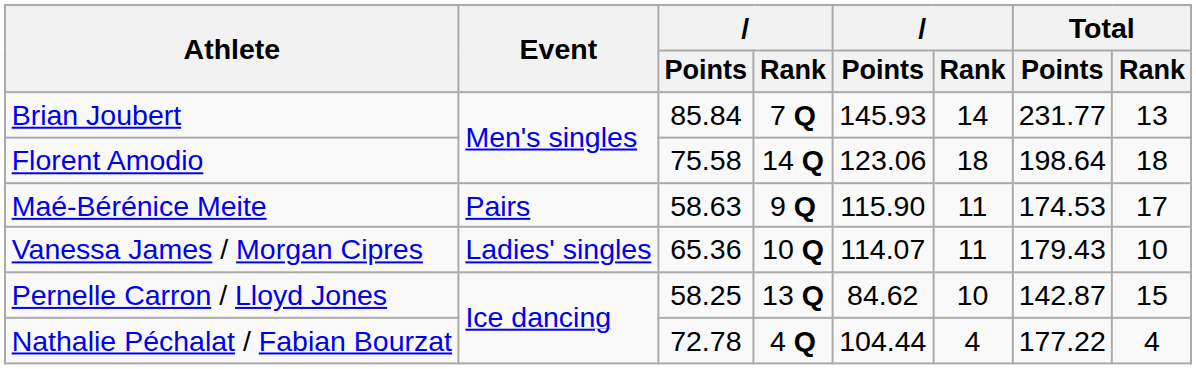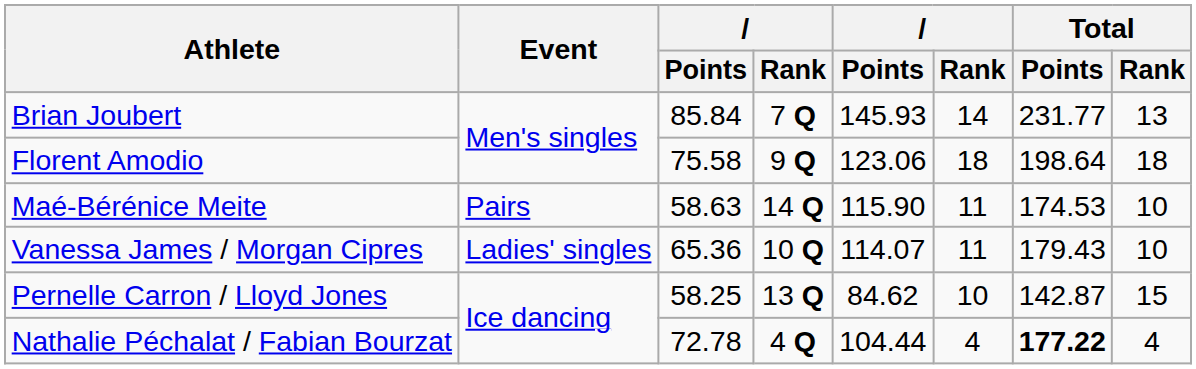(793, 161) 14 Q -> (793, 161) 9 Q
(793, 206) 9 Q -> (793, 206) 14 Q
(1152, 206) 17 -> (1152, 206) 10
(1062, 341) normal -> (1062, 341) bold
